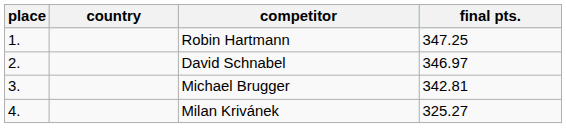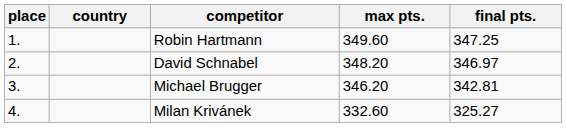+ column: (395, 16)
